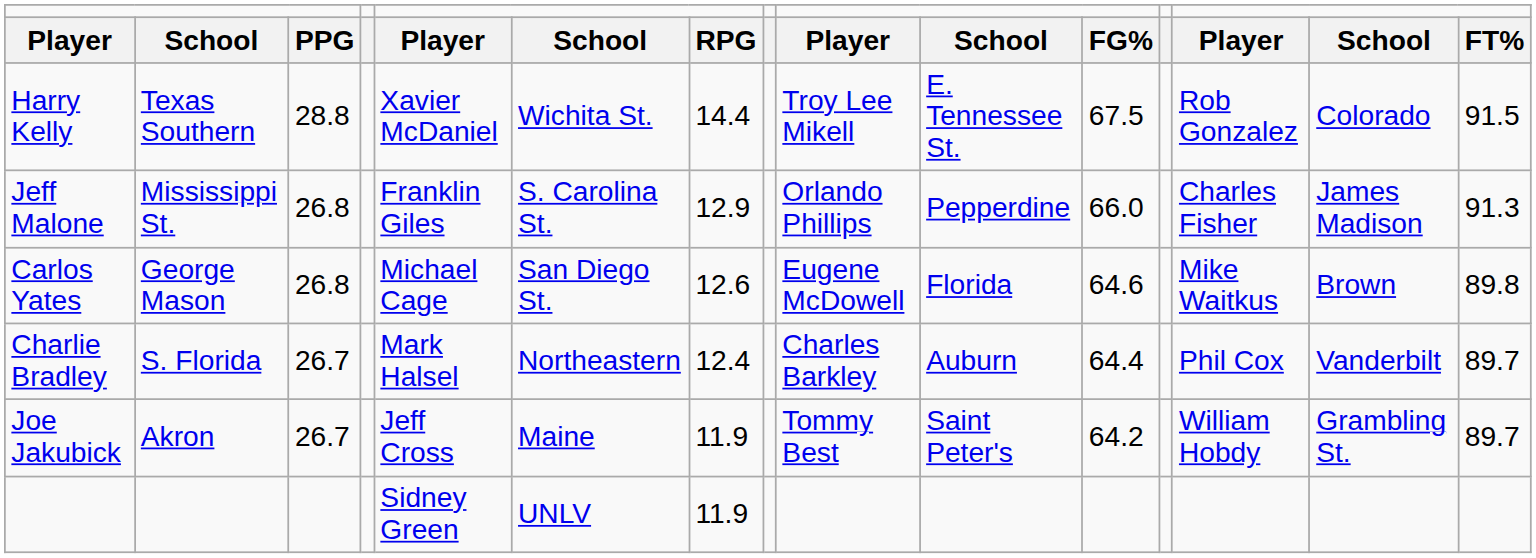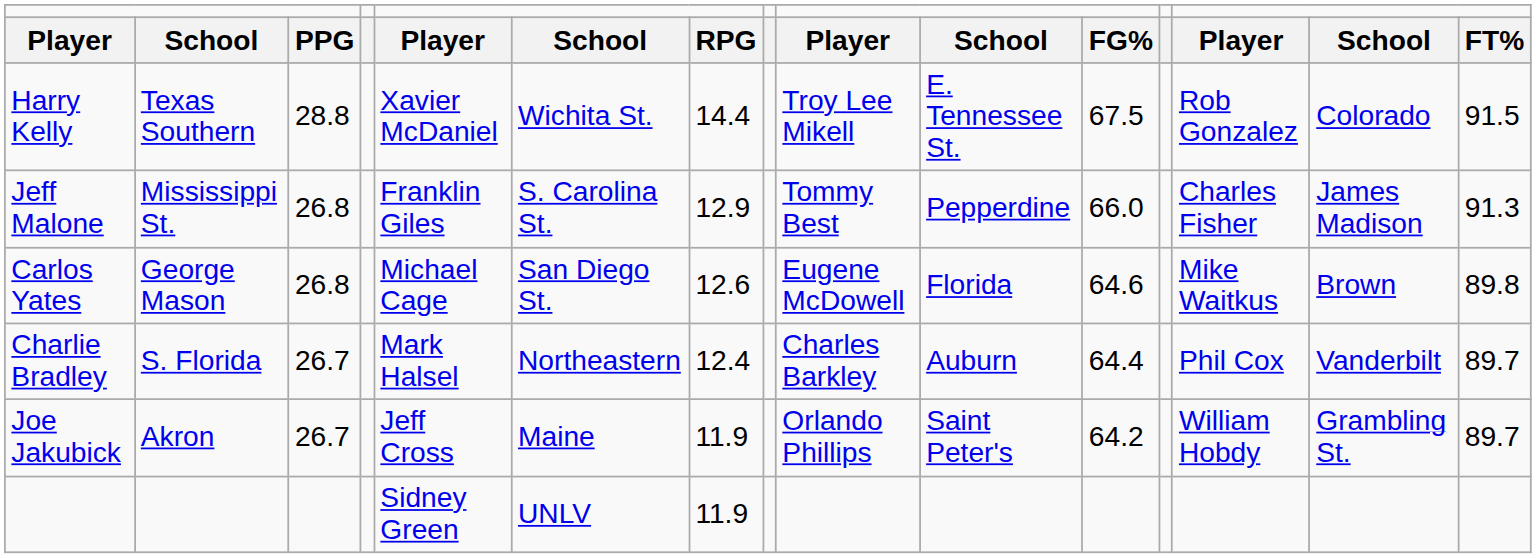(832, 208) Orlando Phillips -> (828, 208) Tommy Best
(828, 437) Tommy Best -> (832, 437) Orlando Phillips
